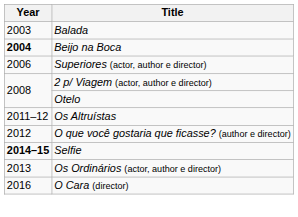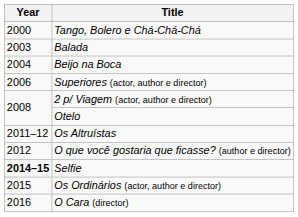+ row: (128, 30)
(19, 47) bold -> (19, 64) normal
(19, 168) 2013 -> (19, 185) 2015
